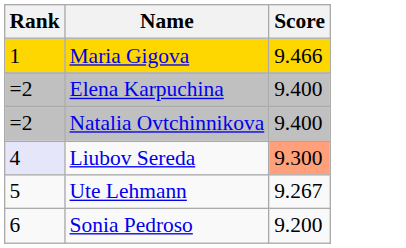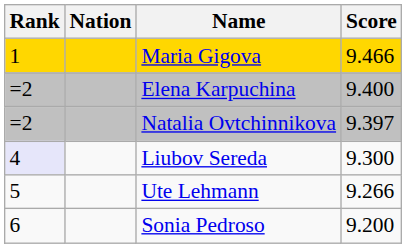+ column: (101, 21)
(298, 123) 9.400 -> (370, 123) 9.397
(298, 157) lightsalmon background -> (370, 157) no background
(298, 191) 9.267 -> (370, 191) 9.266
